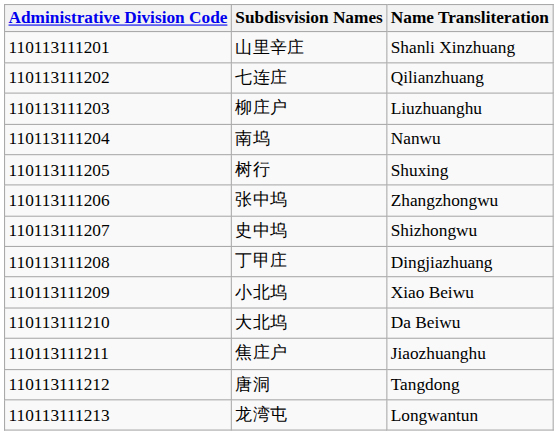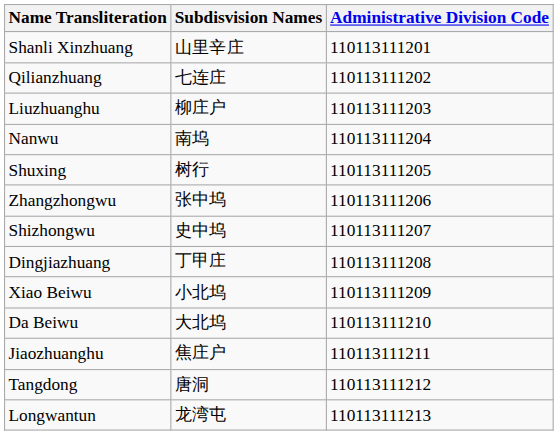columns swapped: (118, 18) <-> (470, 18)
